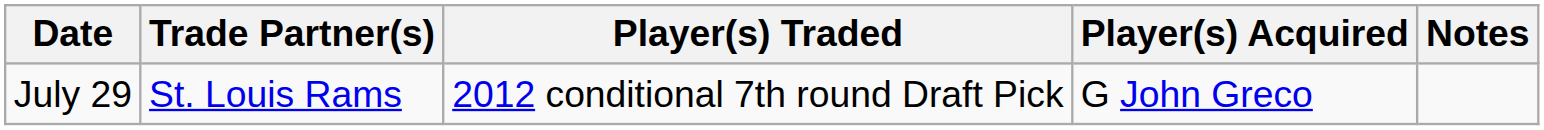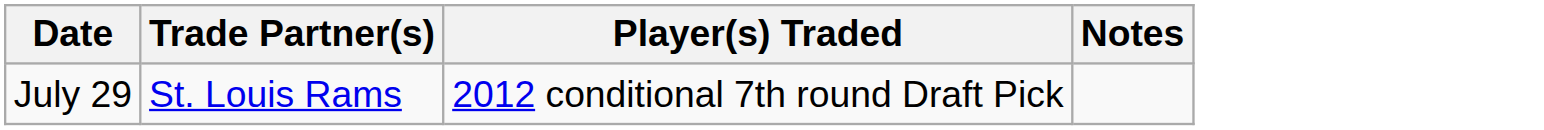- column: (1245, 34)
